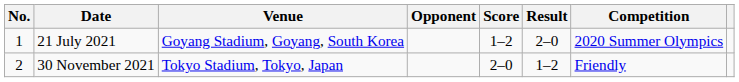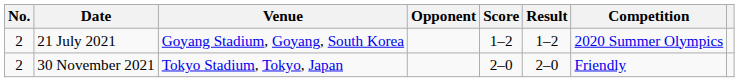(19, 40) 1 -> (19, 40) 2
(547, 40) 2–0 -> (547, 40) 1–2
(547, 64) 1–2 -> (547, 64) 2–0
